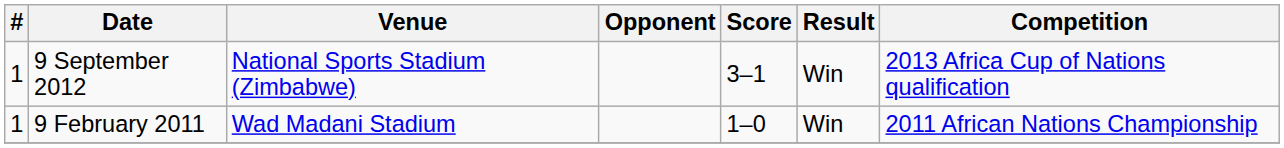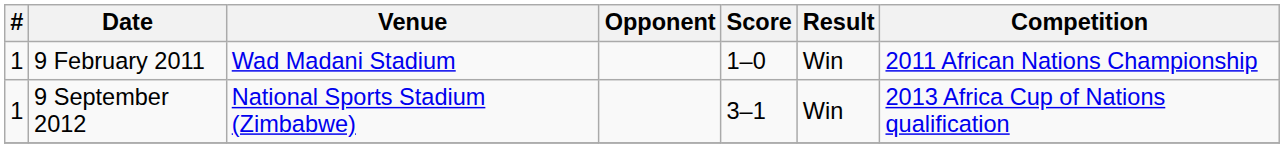rows swapped: (120, 124) <-> (101, 73)
